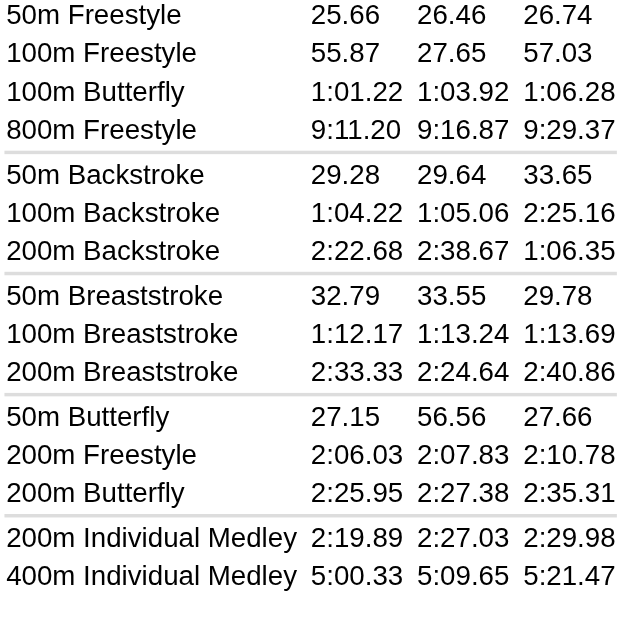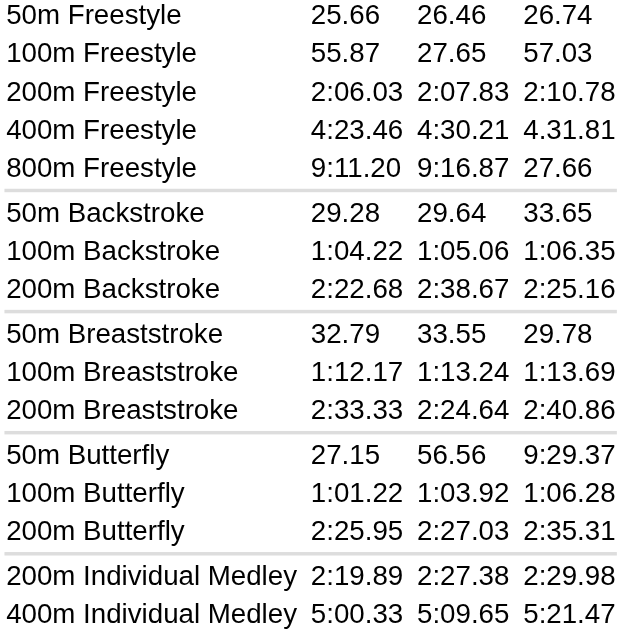rows swapped: (102, 454) <-> (95, 91)
+ row: (102, 129)
(569, 129) 9:29.37 -> (558, 167) 27.66
(569, 212) 2:25.16 -> (569, 250) 1:06.35
(569, 250) 1:06.35 -> (569, 288) 2:25.16
(558, 416) 27.66 -> (569, 454) 9:29.37
(463, 492) 2:27.38 -> (463, 530) 2:27.03
(463, 537) 2:27.03 -> (463, 575) 2:27.38
